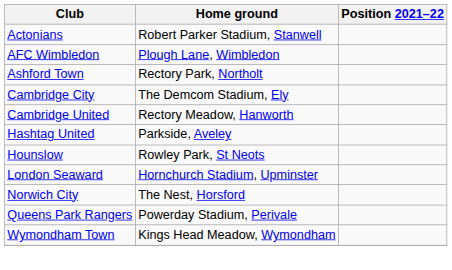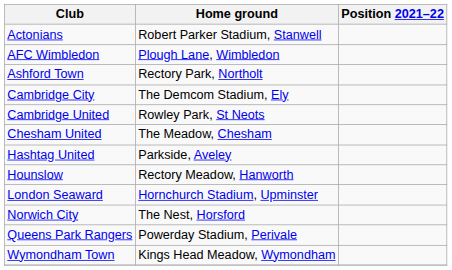(216, 114) Rectory Meadow, Hanworth -> (201, 114) Rowley Park, St Neots
+ row: (54, 134)
(201, 154) Rowley Park, St Neots -> (216, 174) Rectory Meadow, Hanworth
